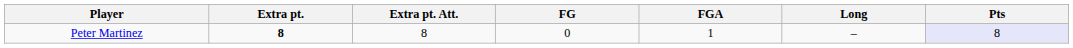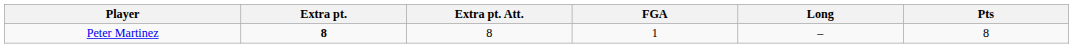- column: (567, 14)
(997, 33) lavender background -> (986, 33) no background
